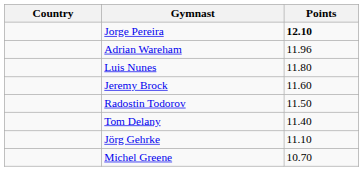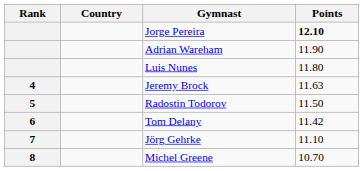+ column: (32, 13)
(299, 49) 11.96 -> (311, 49) 11.90
(299, 85) 11.60 -> (311, 85) 11.63
(299, 121) 11.40 -> (311, 121) 11.42
